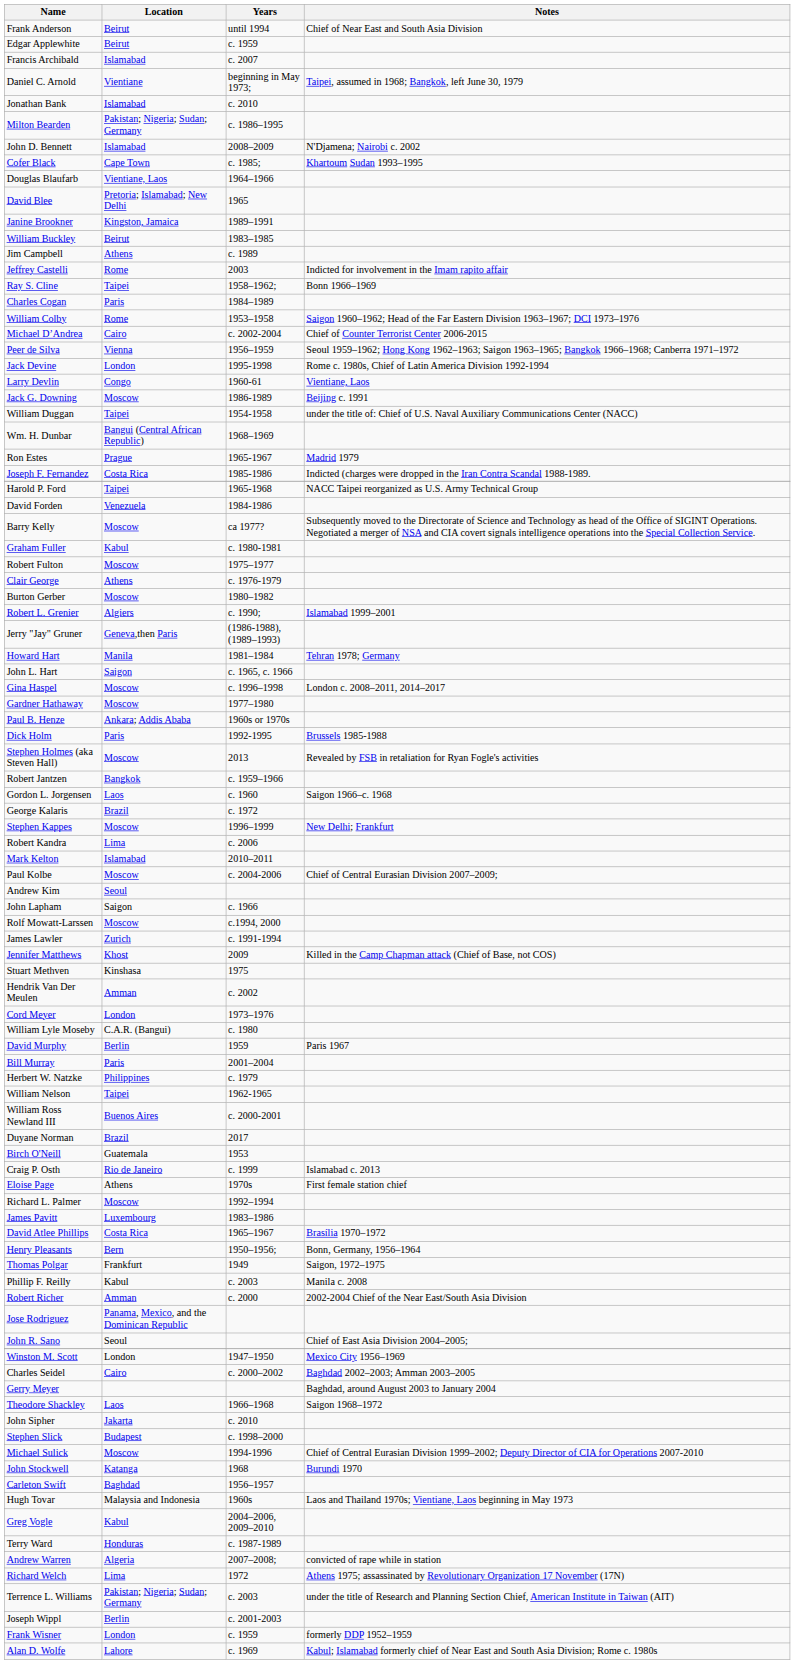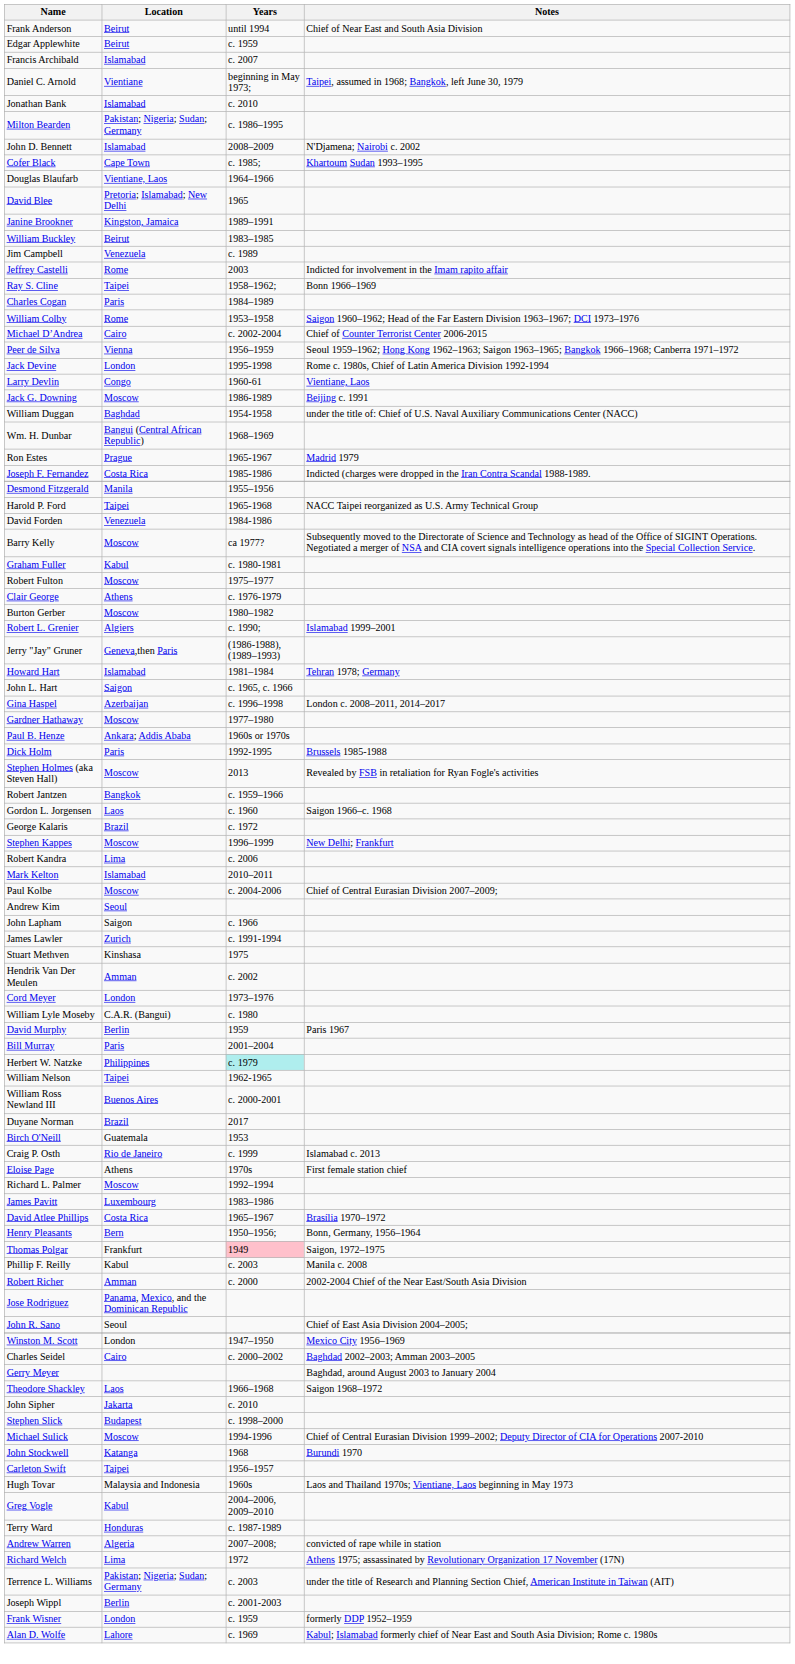(118, 254) Athens -> (125, 254) Venezuela
(117, 414) Taipei -> (122, 414) Baghdad
+ row: (48, 489)
(118, 656) Manila -> (125, 672) Islamabad
(121, 688) Moscow -> (126, 703) Azerbaijan
- row: (50, 923)
- row: (44, 955)
(243, 1078) no background -> (243, 1062) paleturquoise background
(238, 1265) no background -> (238, 1249) pink background
(122, 1484) Baghdad -> (117, 1468) Taipei
